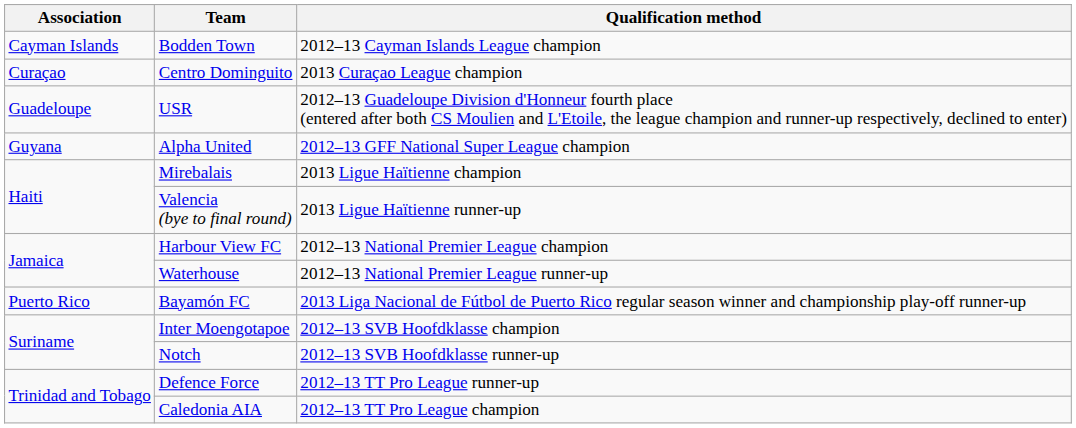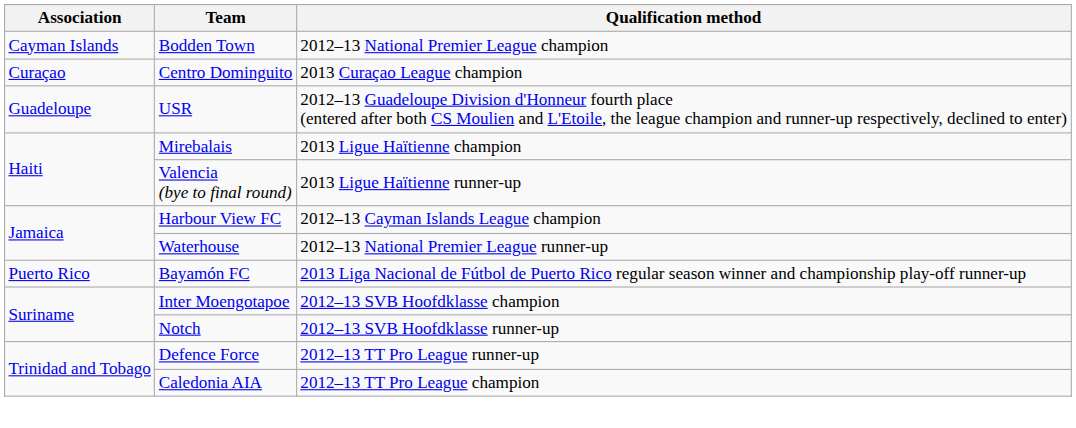(451, 45) 2012–13 Cayman Islands League champion -> (454, 45) 2012–13 National Premier League champion
- row: (205, 145)
(454, 246) 2012–13 National Premier League champion -> (451, 219) 2012–13 Cayman Islands League champion
